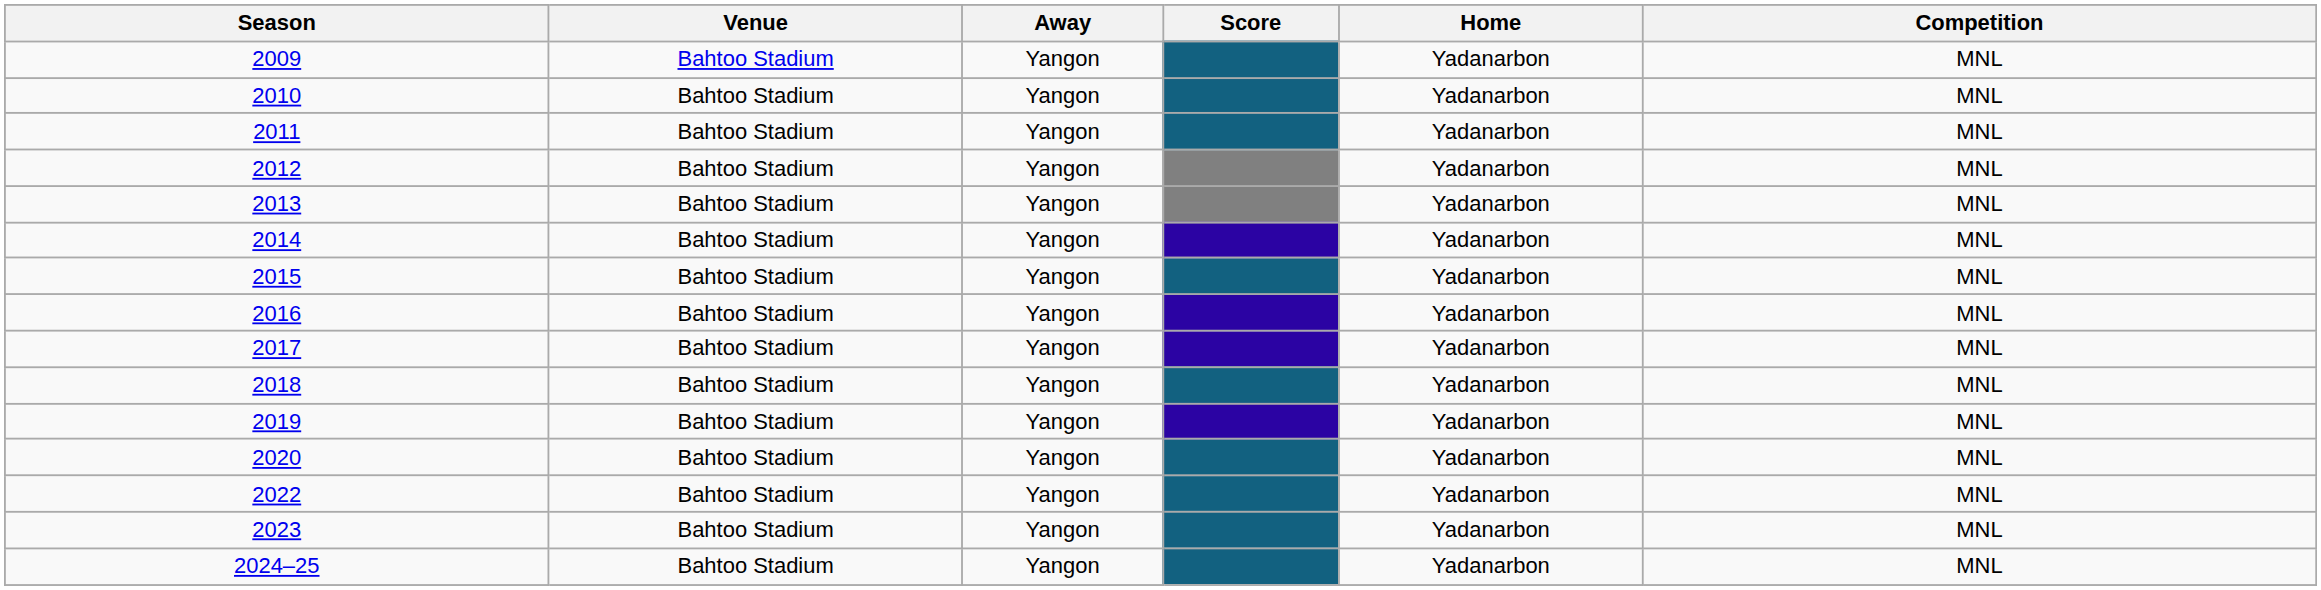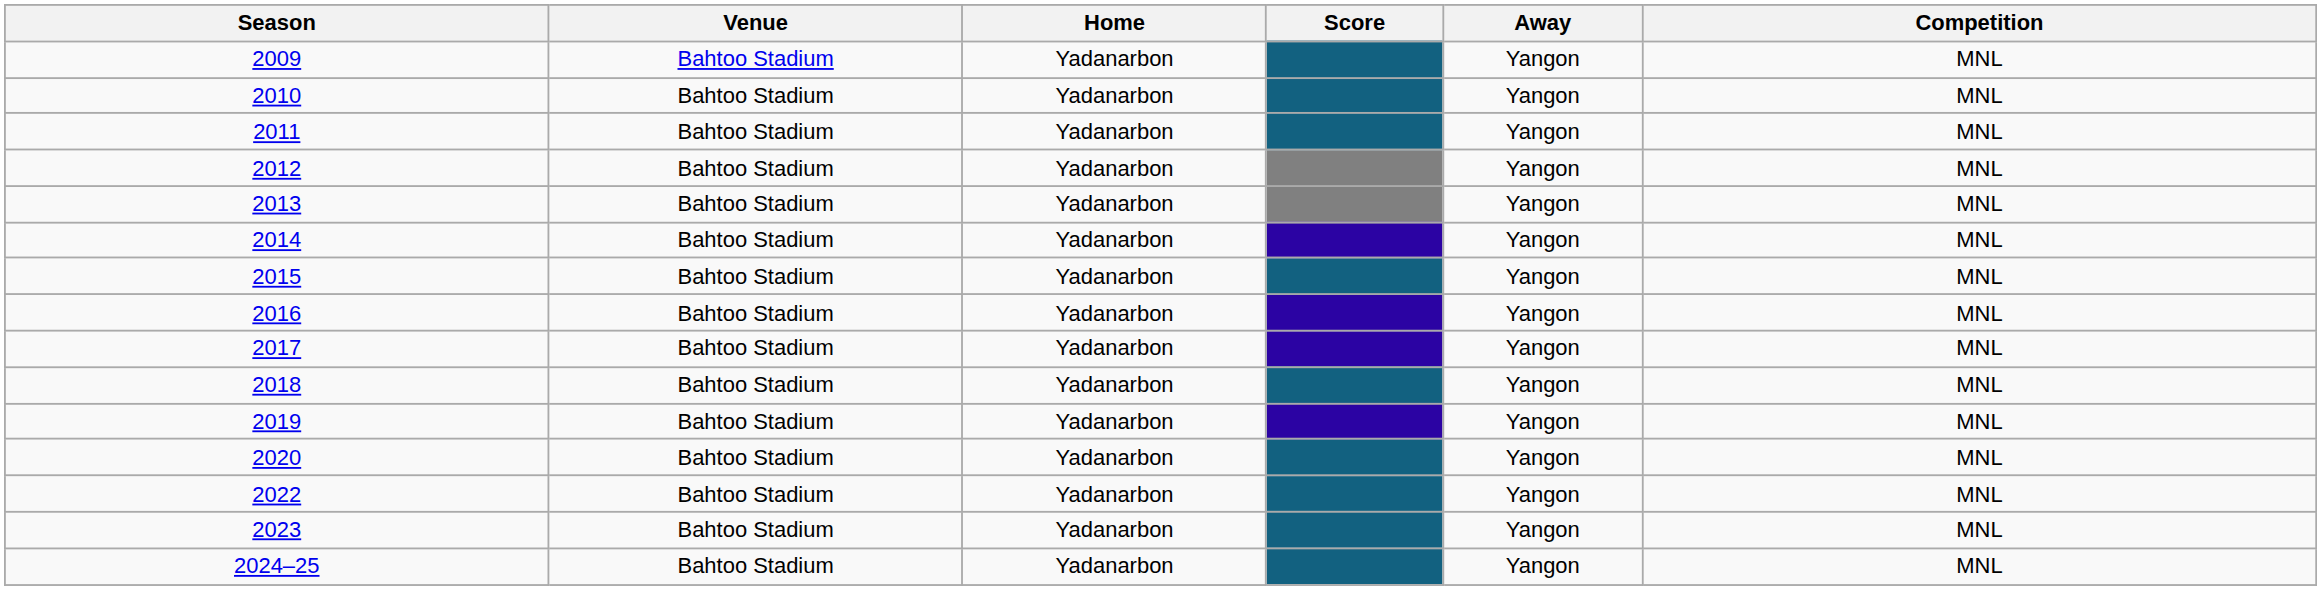columns swapped: (1491, 23) <-> (1063, 23)
